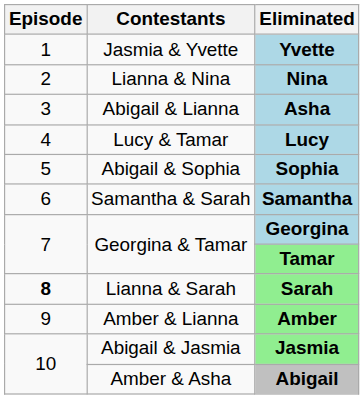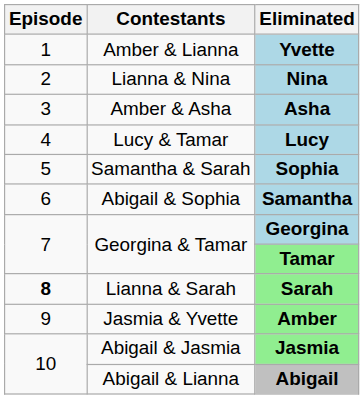(171, 49) Jasmia & Yvette -> (171, 49) Amber & Lianna
(171, 109) Abigail & Lianna -> (171, 109) Amber & Asha
(171, 169) Abigail & Sophia -> (171, 169) Samantha & Sarah
(171, 199) Samantha & Sarah -> (171, 199) Abigail & Sophia
(171, 318) Amber & Lianna -> (171, 318) Jasmia & Yvette
(171, 378) Amber & Asha -> (171, 378) Abigail & Lianna
